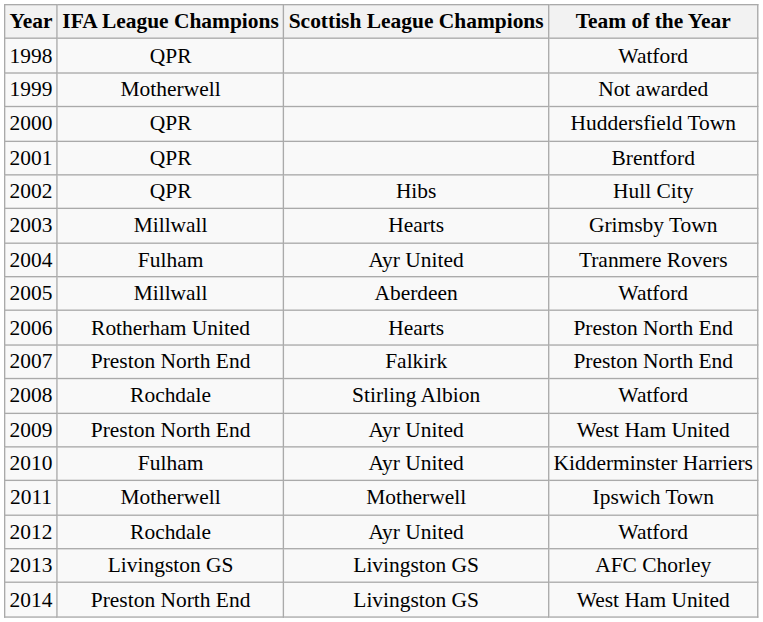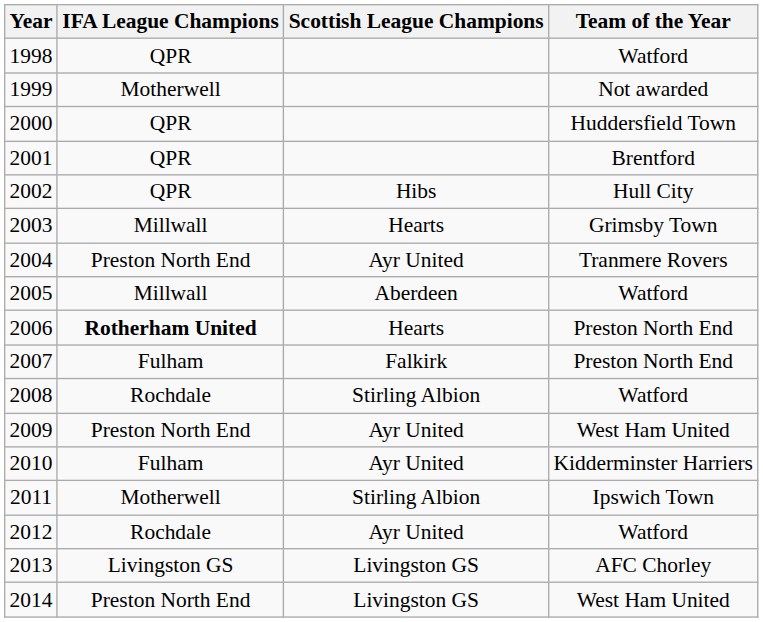(171, 259) Fulham -> (171, 259) Preston North End
(171, 327) normal -> (171, 327) bold
(171, 361) Preston North End -> (171, 361) Fulham
(416, 497) Motherwell -> (416, 497) Stirling Albion
